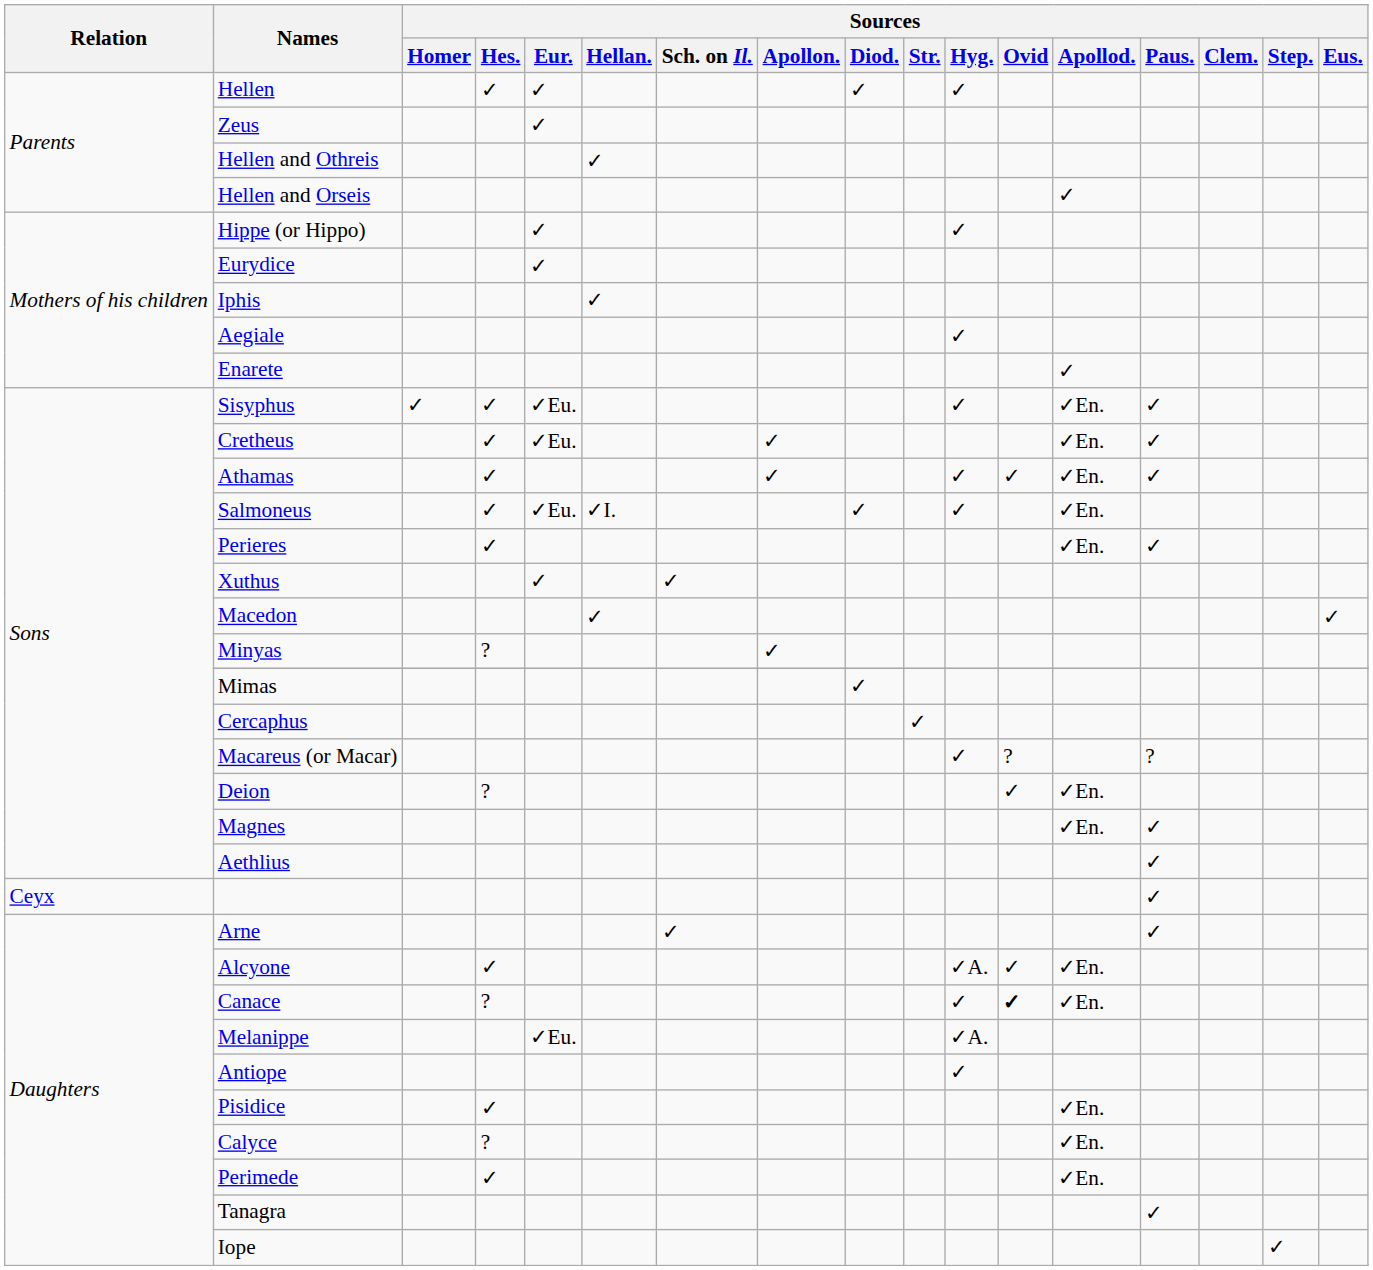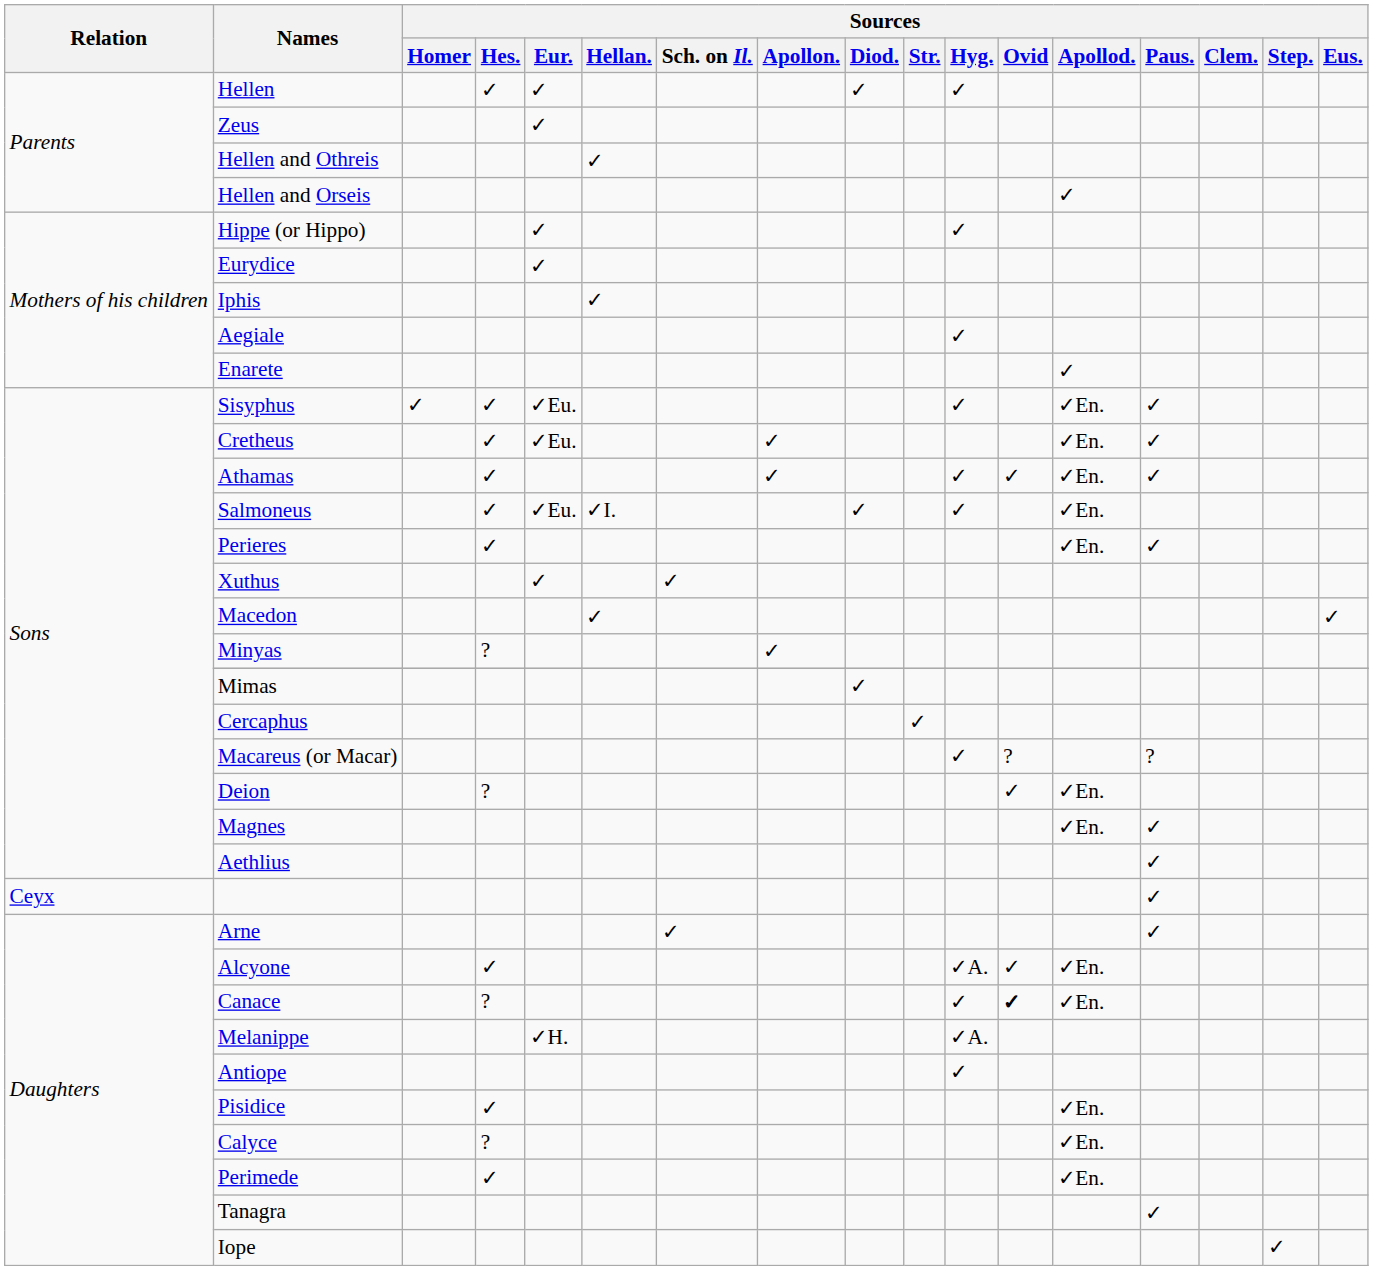(553, 1037) ✓Eu. -> (549, 1037) ✓H.
